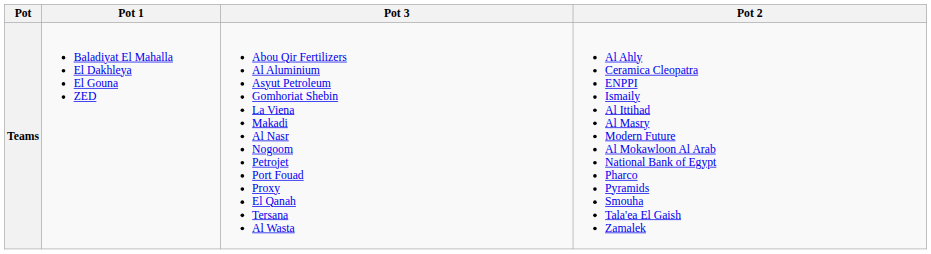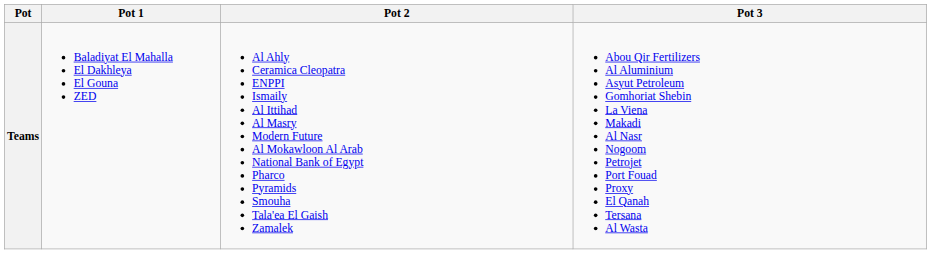columns swapped: (750, 13) <-> (397, 13)
